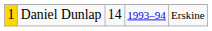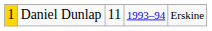(115, 15) 14 -> (114, 15) 11
